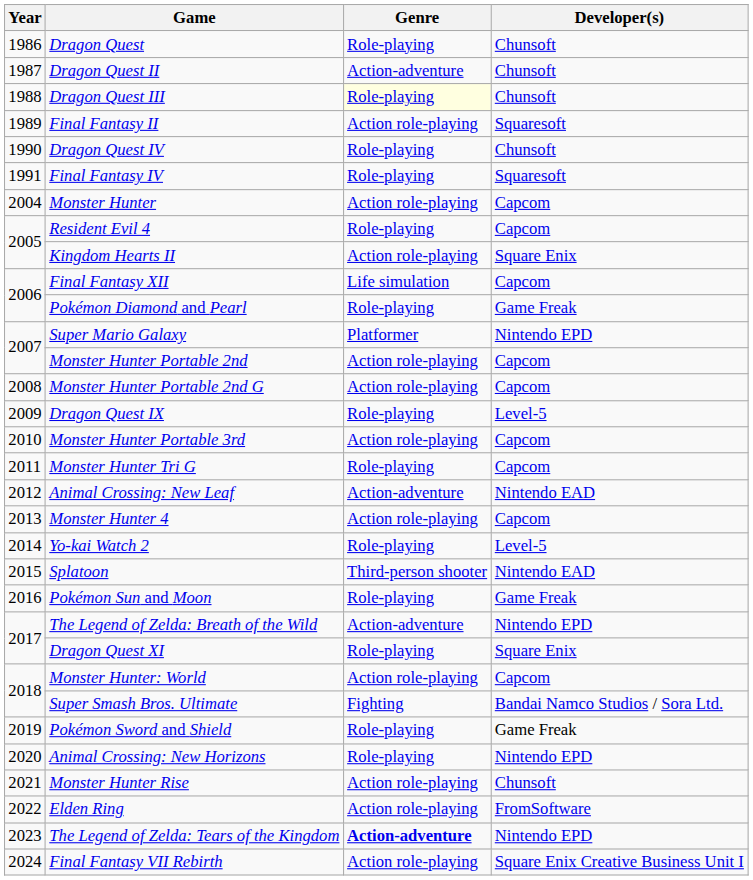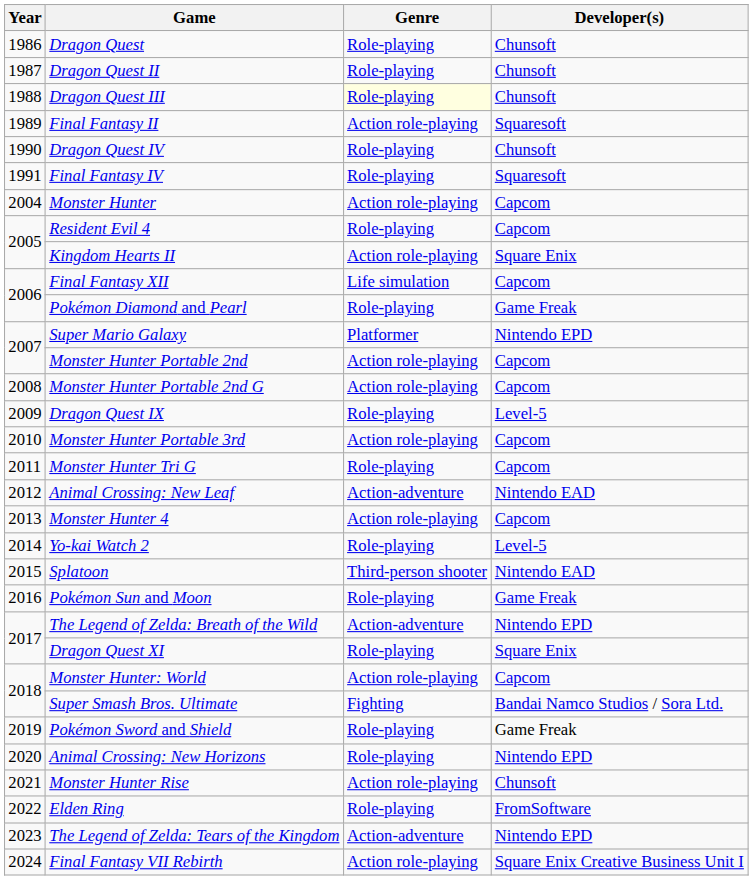(405, 70) Action-adventure -> (391, 70) Role-playing
(412, 809) Action role-playing -> (391, 809) Role-playing
(409, 835) bold -> (405, 835) normal
